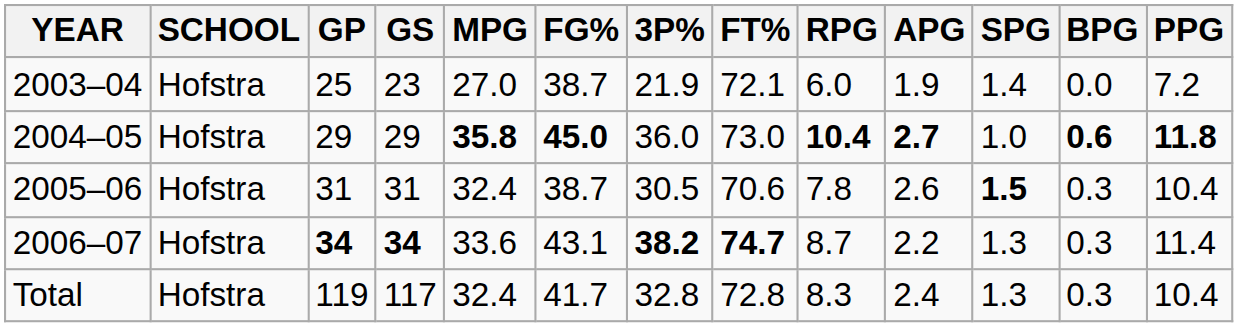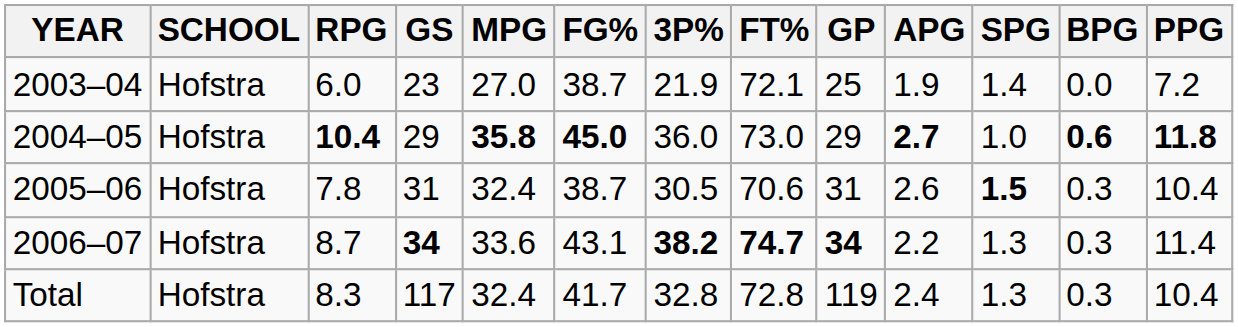columns swapped: (342, 30) <-> (842, 30)
